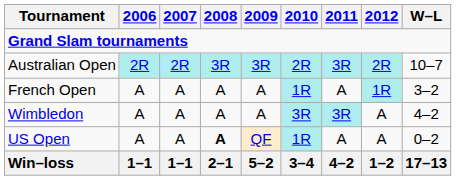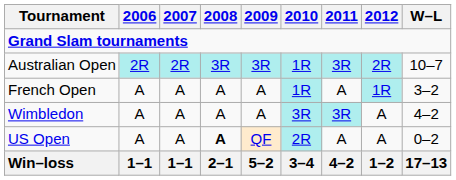(301, 65) 2R -> (301, 65) 1R
(301, 138) 1R -> (301, 138) 2R
